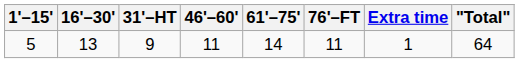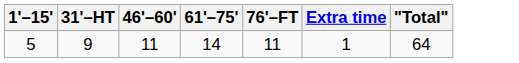- column: (88, 17)
